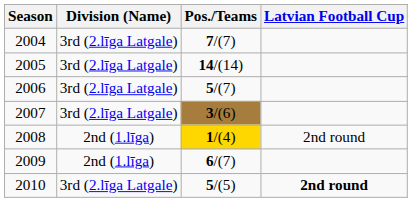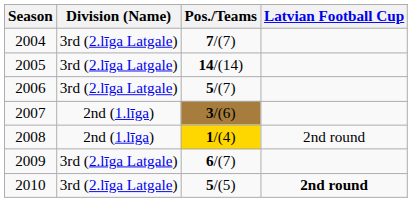(119, 112) 3rd (2.līga Latgale) -> (119, 112) 2nd (1.līga)
(119, 161) 2nd (1.līga) -> (119, 161) 3rd (2.līga Latgale)
